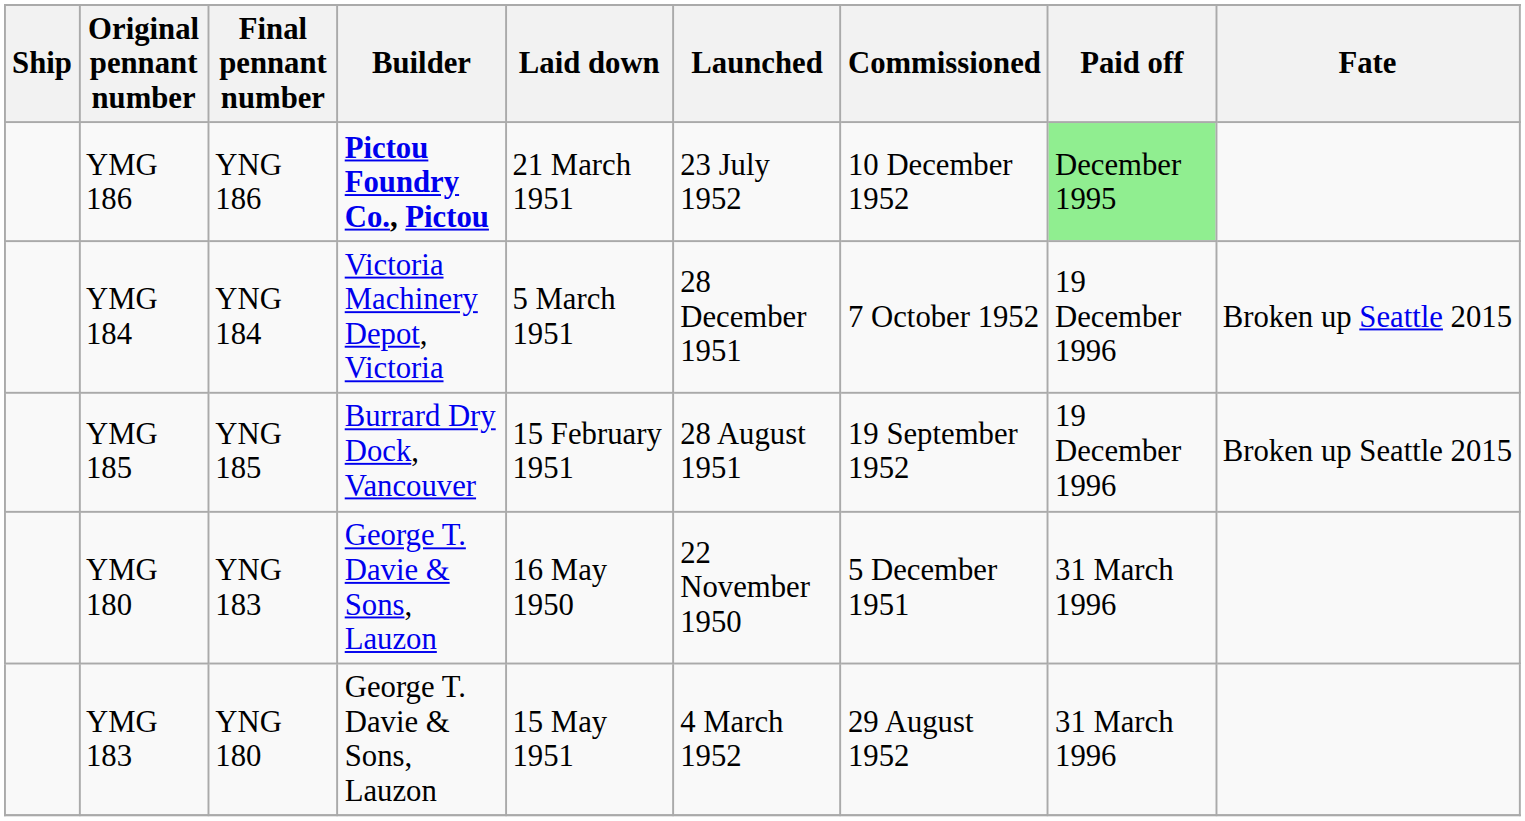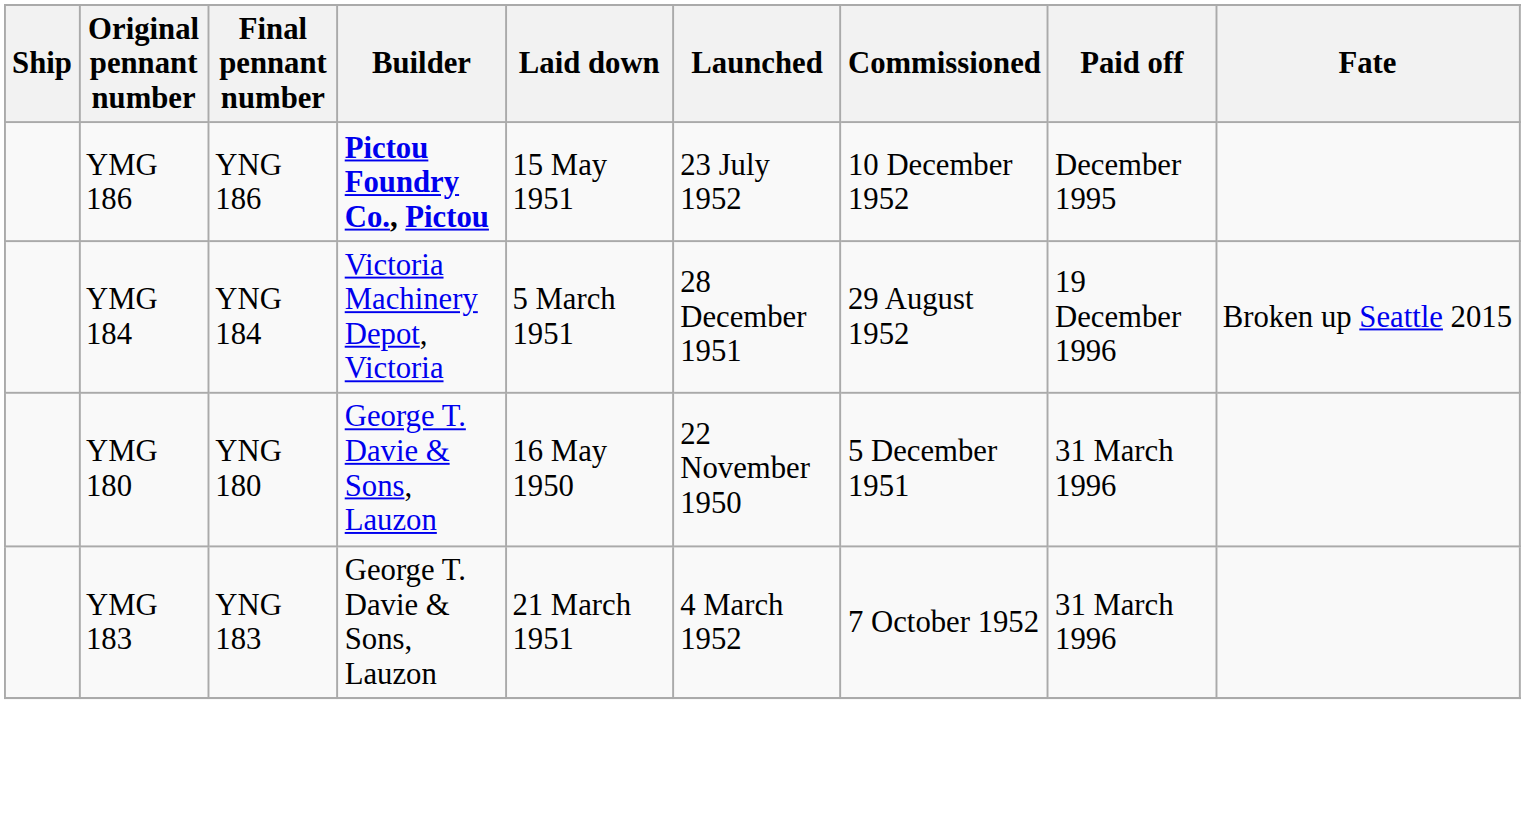(572, 181) 21 March 1951 -> (560, 181) 15 May 1951
(1118, 181) lightgreen background -> (1118, 181) no background
(944, 316) 7 October 1952 -> (911, 316) 29 August 1952
- row: (122, 451)
(249, 586) YNG 183 -> (249, 468) YNG 180
(249, 739) YNG 180 -> (249, 621) YNG 183
(560, 739) 15 May 1951 -> (572, 621) 21 March 1951
(911, 739) 29 August 1952 -> (944, 621) 7 October 1952
